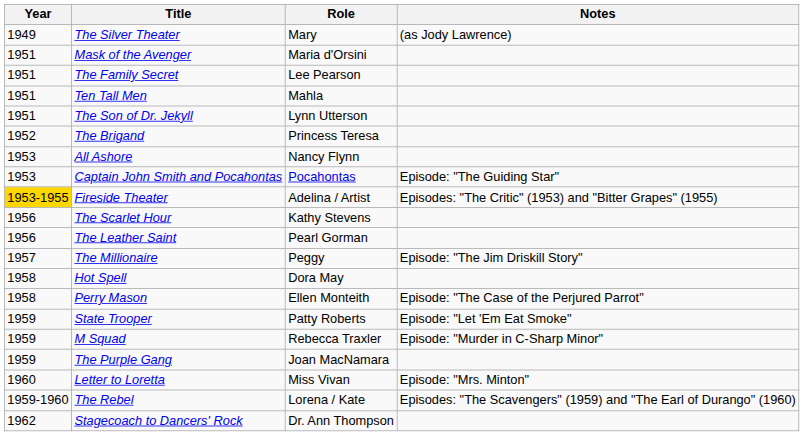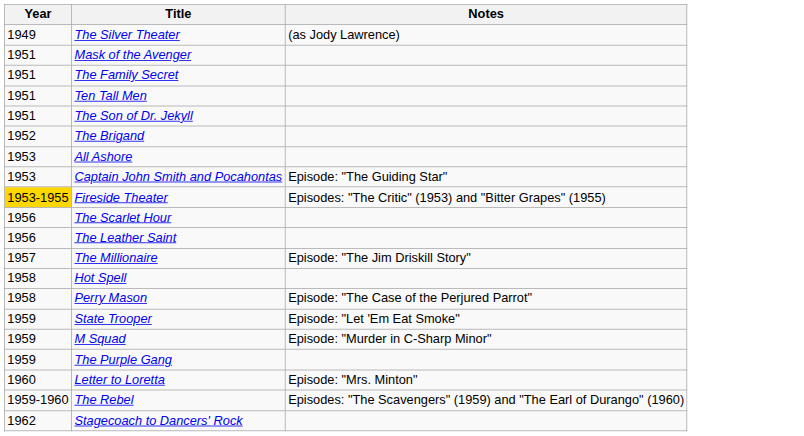- column: (341, 14)
